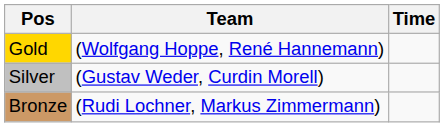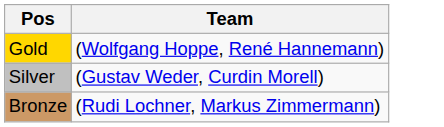- column: (414, 19)
